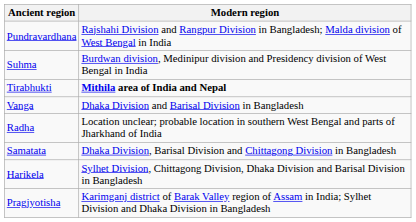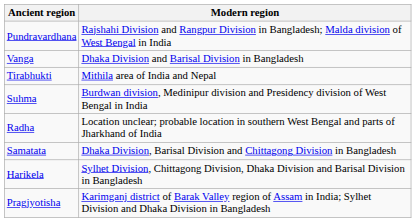rows swapped: (20, 105) <-> (22, 65)
(154, 88) bold -> (149, 76) normal
